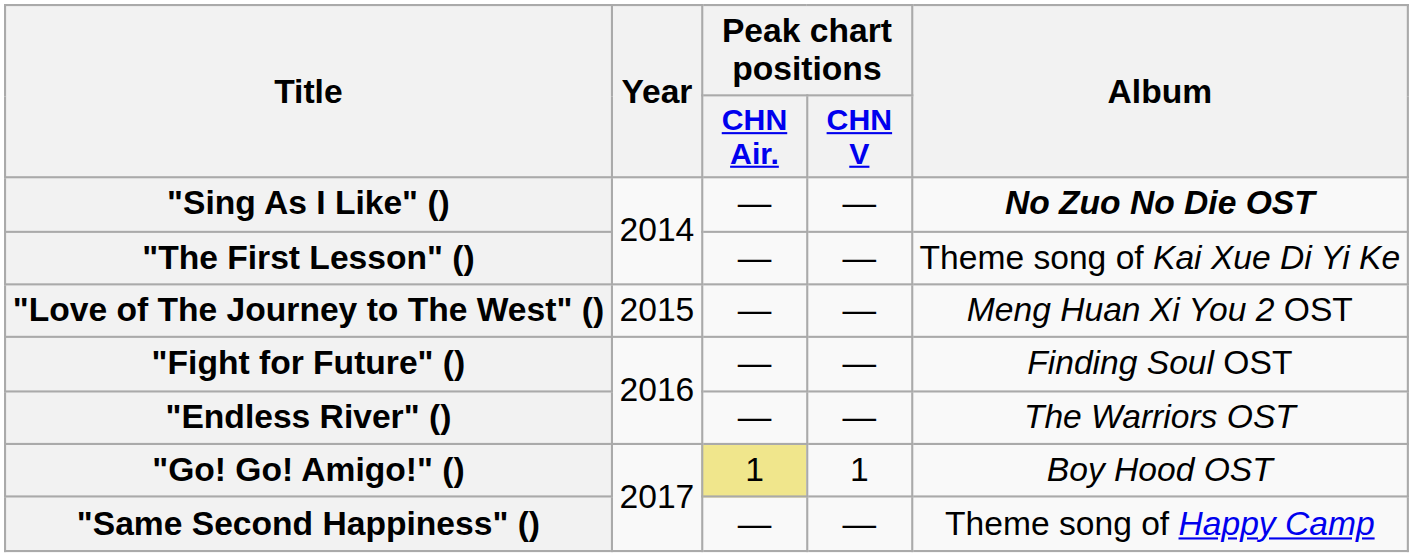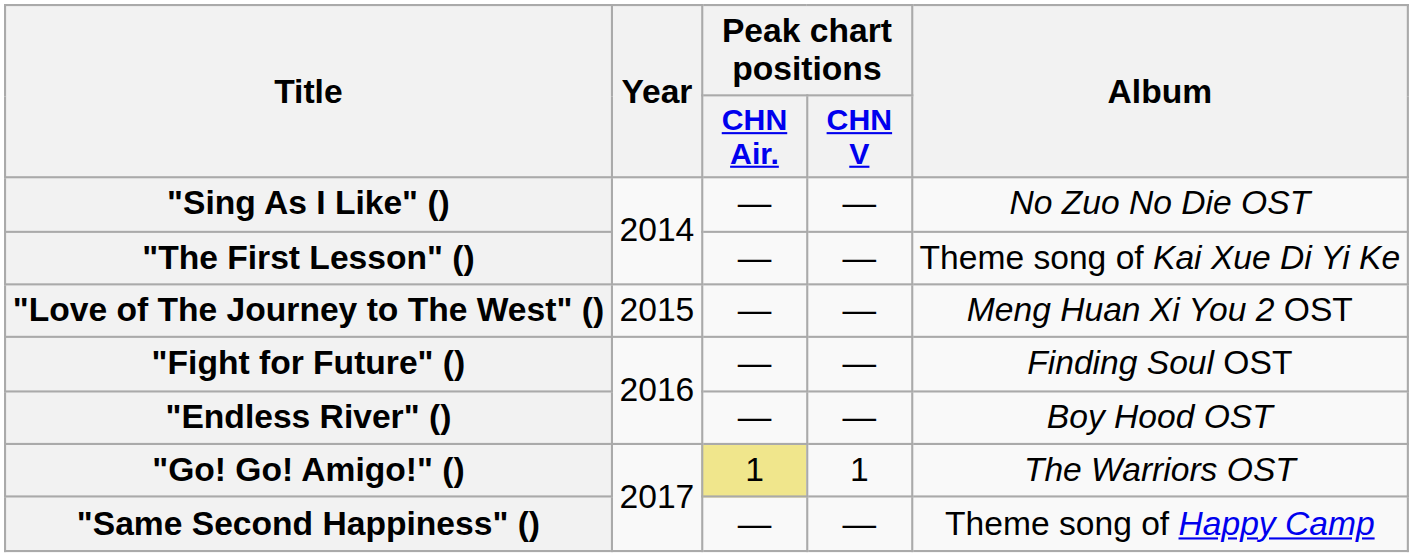(1160, 203) bold -> (1160, 203) normal
(1160, 416) The Warriors OST -> (1160, 416) Boy Hood OST
(1160, 470) Boy Hood OST -> (1160, 470) The Warriors OST
